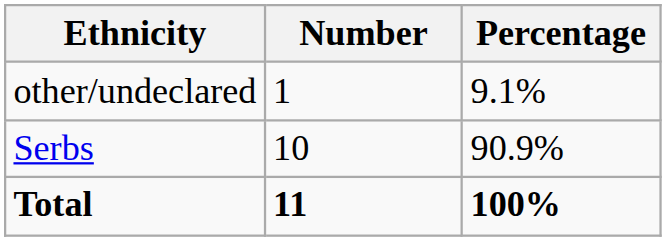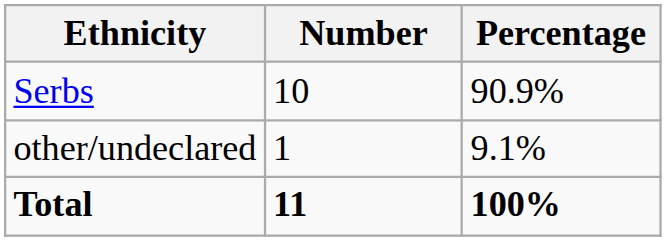rows swapped: (54, 147) <-> (135, 90)
